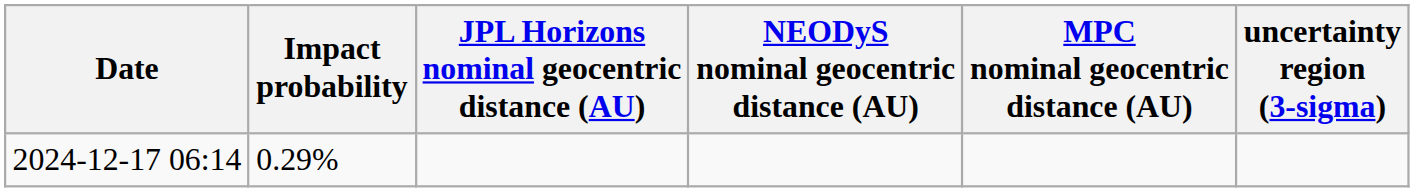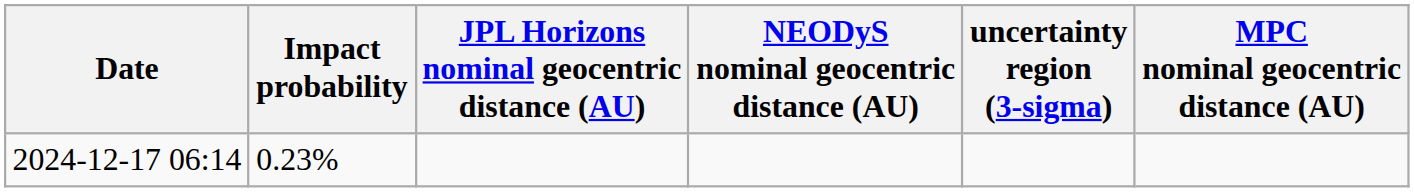columns swapped: (1099, 68) <-> (1322, 68)
(297, 158) 0.29% -> (297, 158) 0.23%
